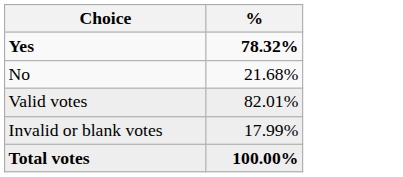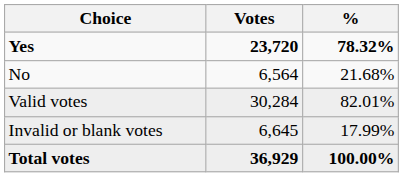+ column: (254, 18)
